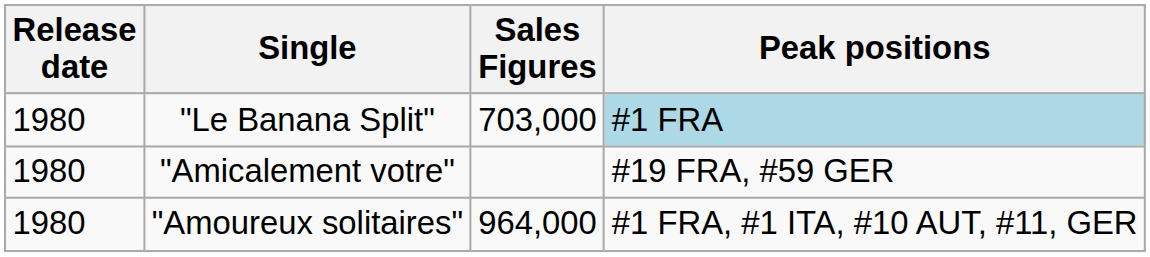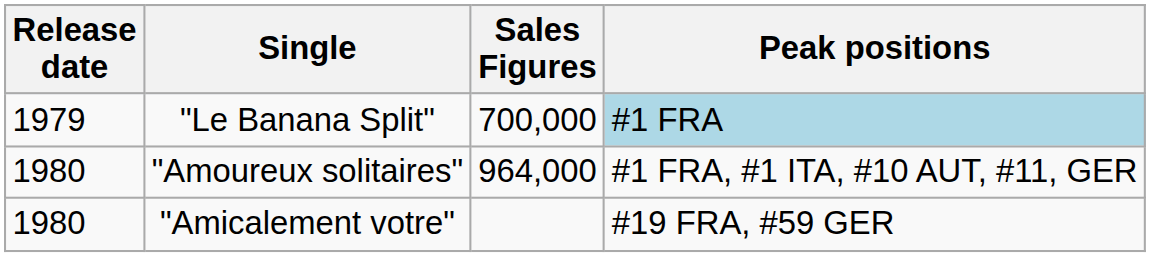(49, 119) 1980 -> (49, 119) 1979
(537, 119) 703,000 -> (537, 119) 700,000
rows swapped: (307, 223) <-> (307, 171)
